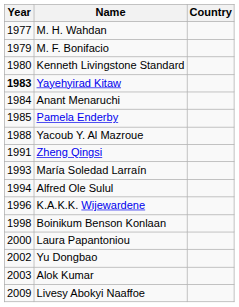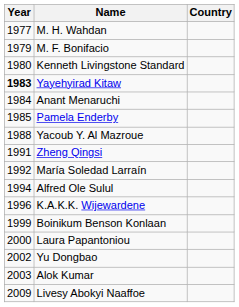(19, 170) 1993 -> (19, 170) 1992
(19, 223) 1998 -> (19, 223) 1999
